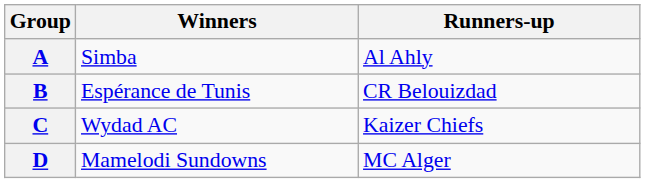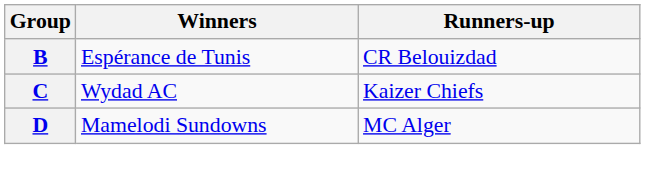- row: (40, 56)
